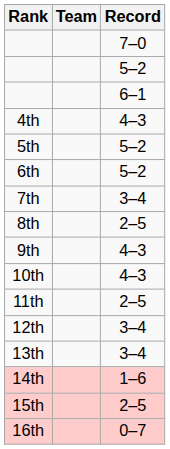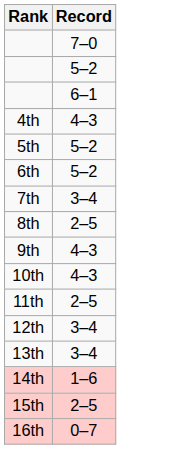- column: (76, 17)
